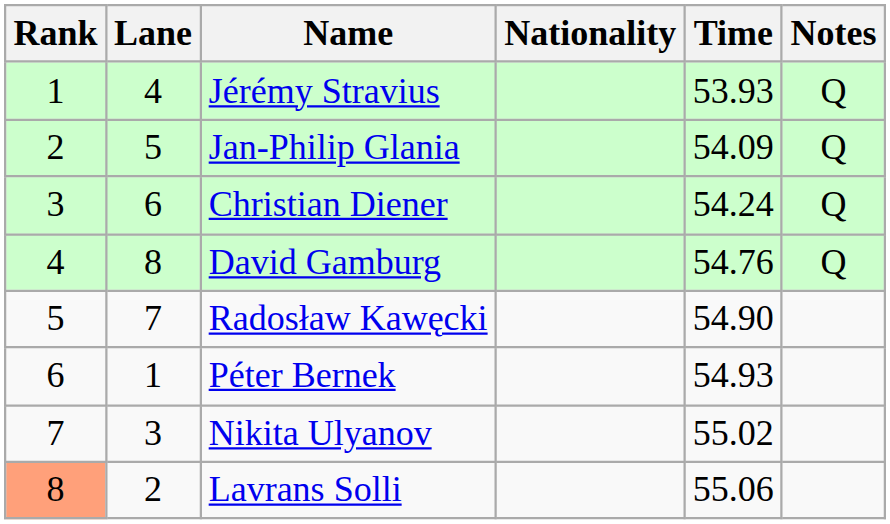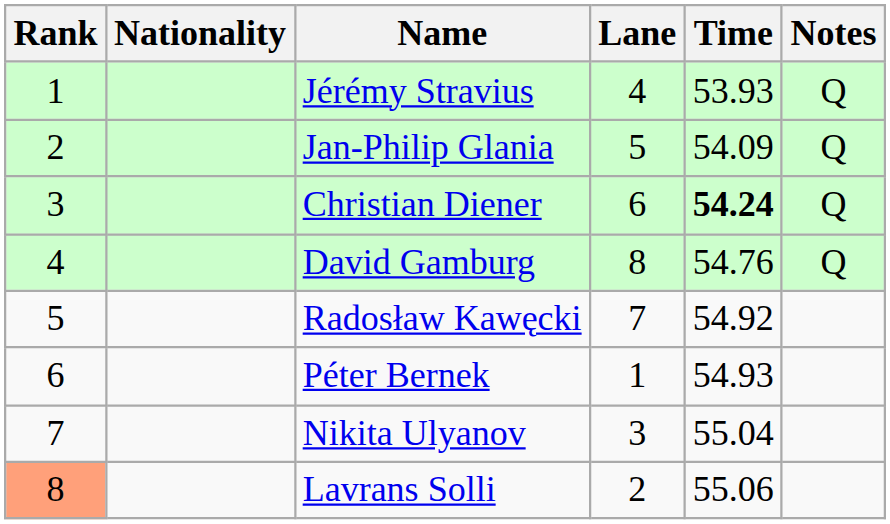columns swapped: (153, 33) <-> (590, 33)
(733, 204) normal -> (733, 204) bold
(733, 318) 54.90 -> (733, 318) 54.92
(733, 432) 55.02 -> (733, 432) 55.04
